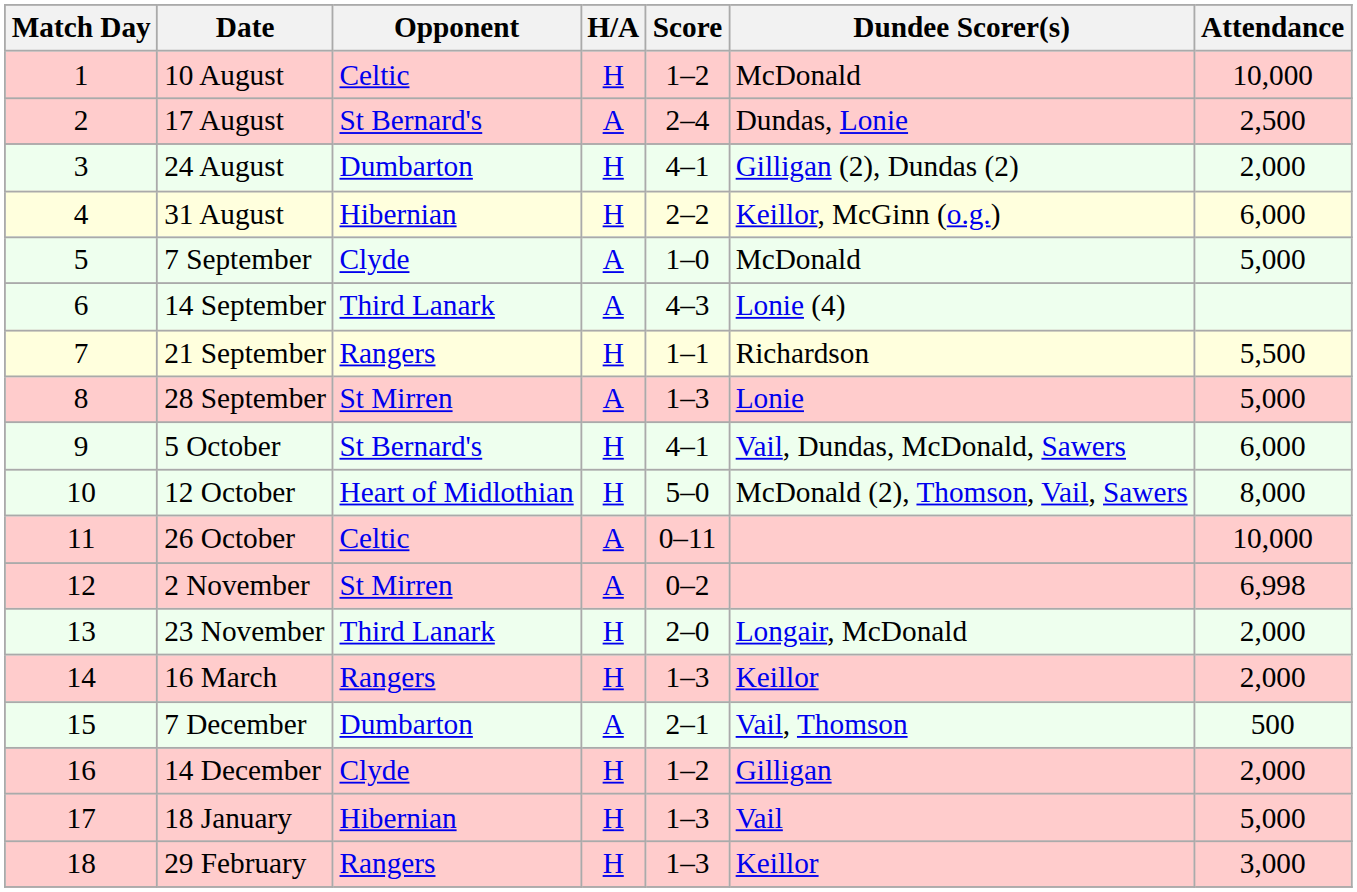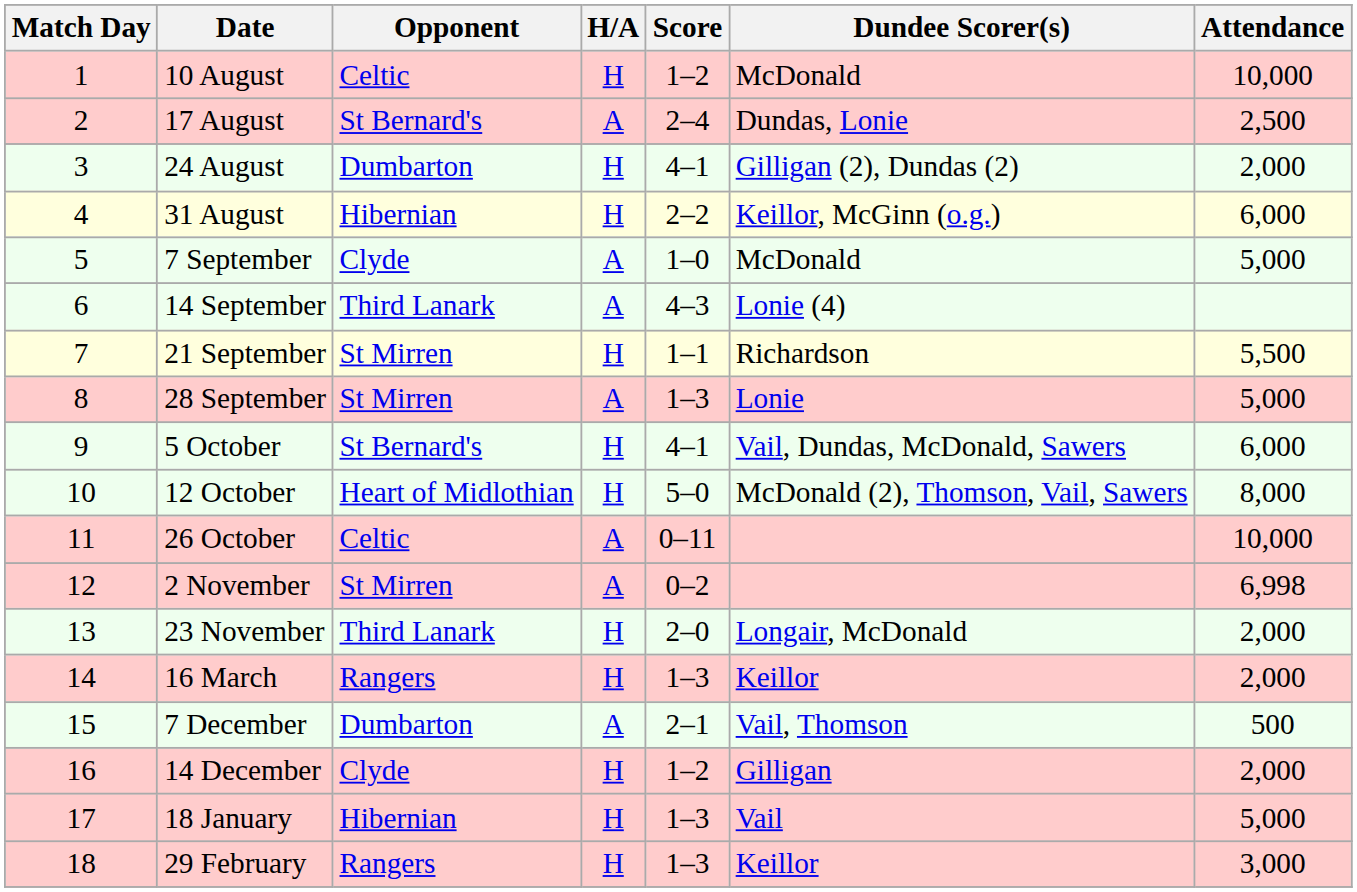(387, 352) Rangers -> (396, 352) St Mirren
